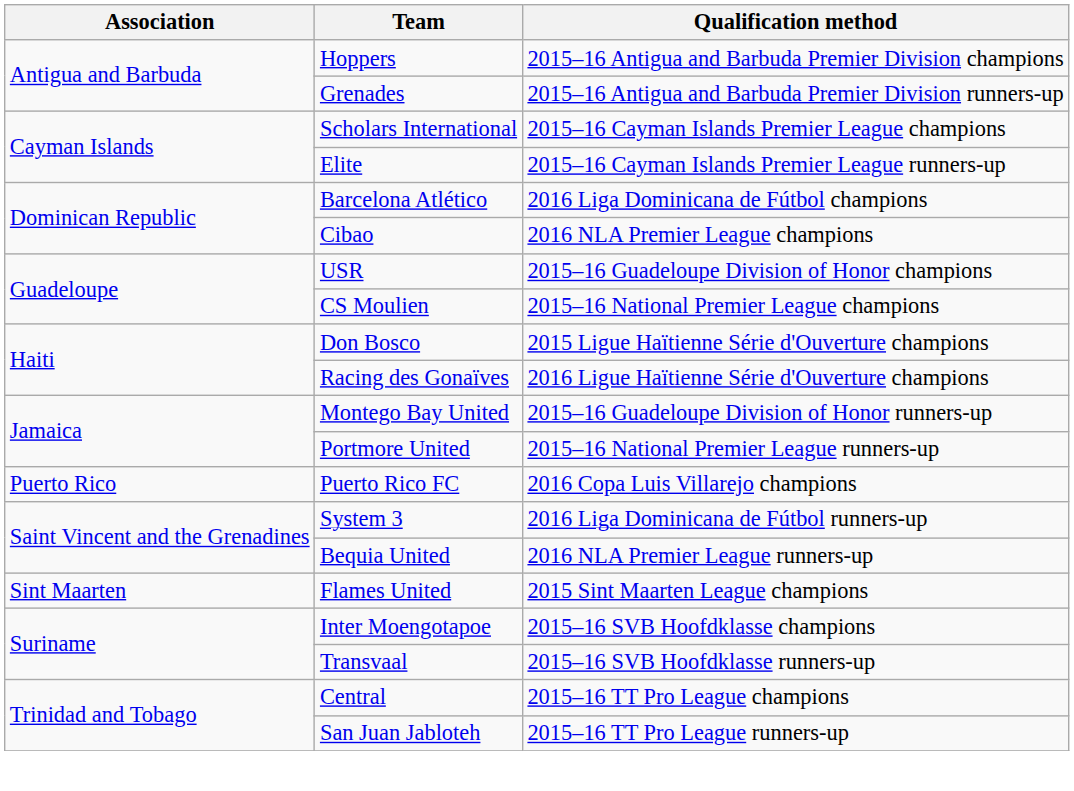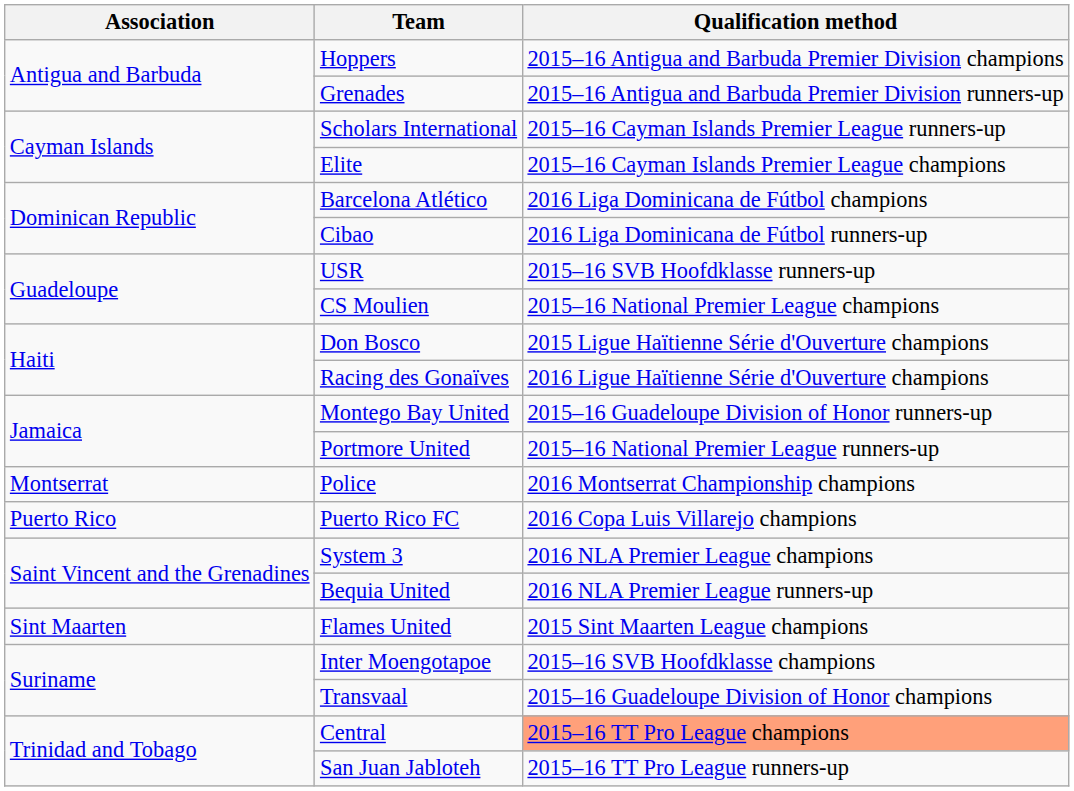(767, 128) 2015–16 Cayman Islands Premier League champions -> (767, 128) 2015–16 Cayman Islands Premier League runners-up
(767, 164) 2015–16 Cayman Islands Premier League runners-up -> (767, 164) 2015–16 Cayman Islands Premier League champions
(700, 235) 2016 NLA Premier League champions -> (727, 235) 2016 Liga Dominicana de Fútbol runners-up
(760, 270) 2015–16 Guadeloupe Division of Honor champions -> (701, 270) 2015–16 SVB Hoofdklasse runners-up
+ row: (348, 484)
(727, 519) 2016 Liga Dominicana de Fútbol runners-up -> (700, 555) 2016 NLA Premier League champions
(701, 661) 2015–16 SVB Hoofdklasse runners-up -> (760, 697) 2015–16 Guadeloupe Division of Honor champions
(688, 697) no background -> (688, 732) lightsalmon background
